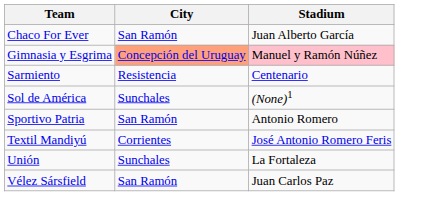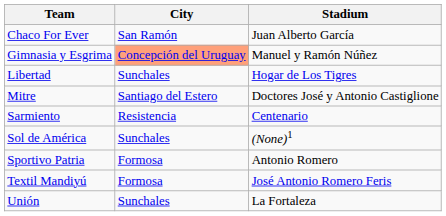(314, 55) pink background -> (314, 55) no background
+ row: (29, 75)
+ row: (22, 95)
(147, 119) San Ramón -> (140, 160) Formosa
(144, 139) Corrientes -> (140, 180) Formosa
- row: (47, 180)
